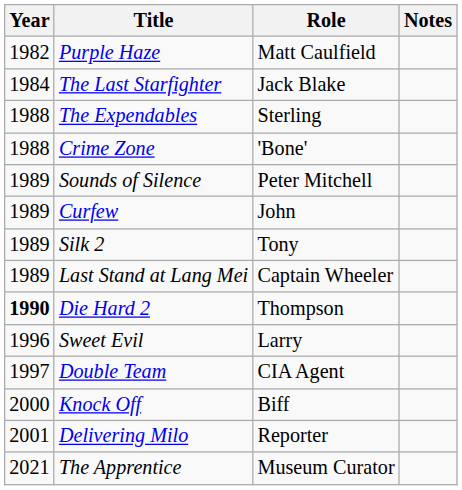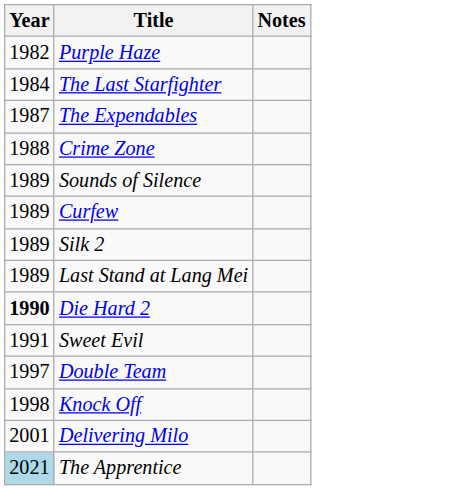- column: (326, 20)
(29, 116) 1988 -> (29, 116) 1987
(29, 340) 1996 -> (29, 340) 1991
(29, 404) 2000 -> (29, 404) 1998
(29, 468) no background -> (29, 468) lightblue background
